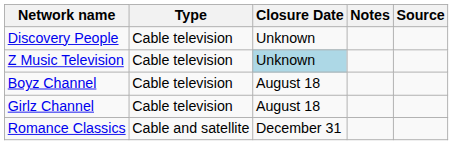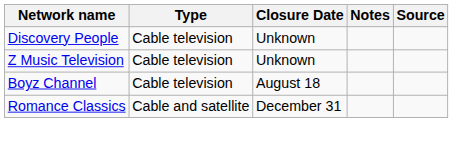(286, 60) lightblue background -> (286, 60) no background
- row: (51, 106)
